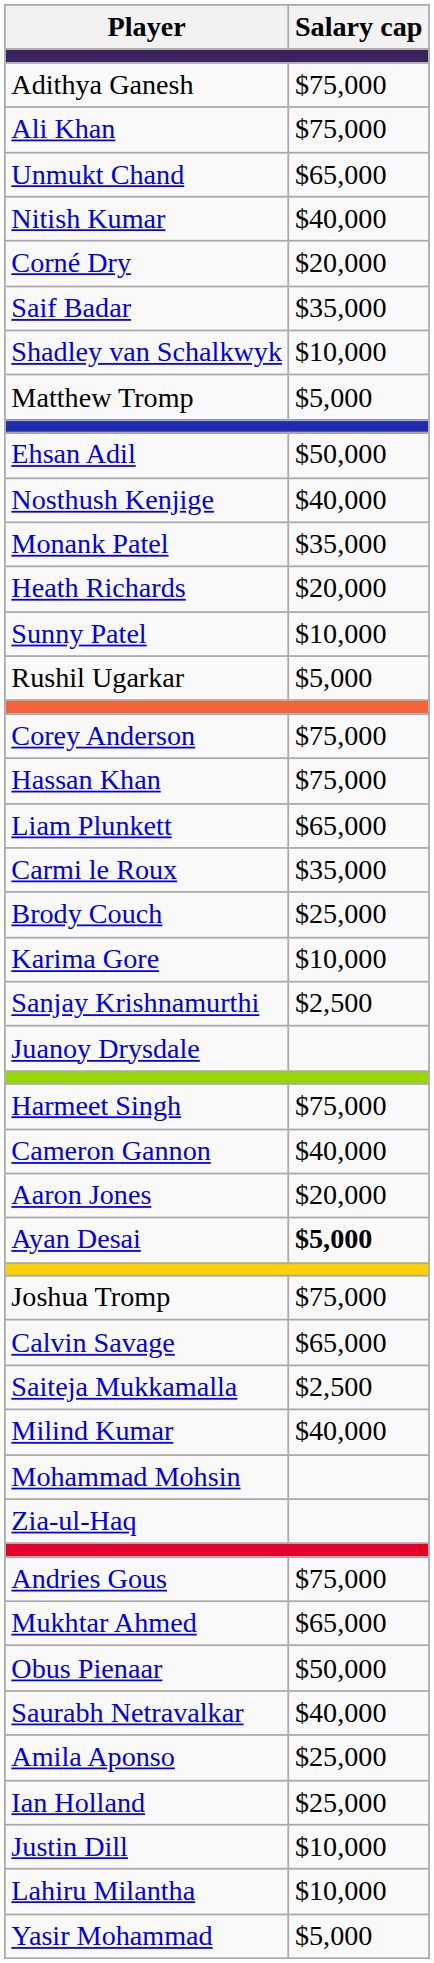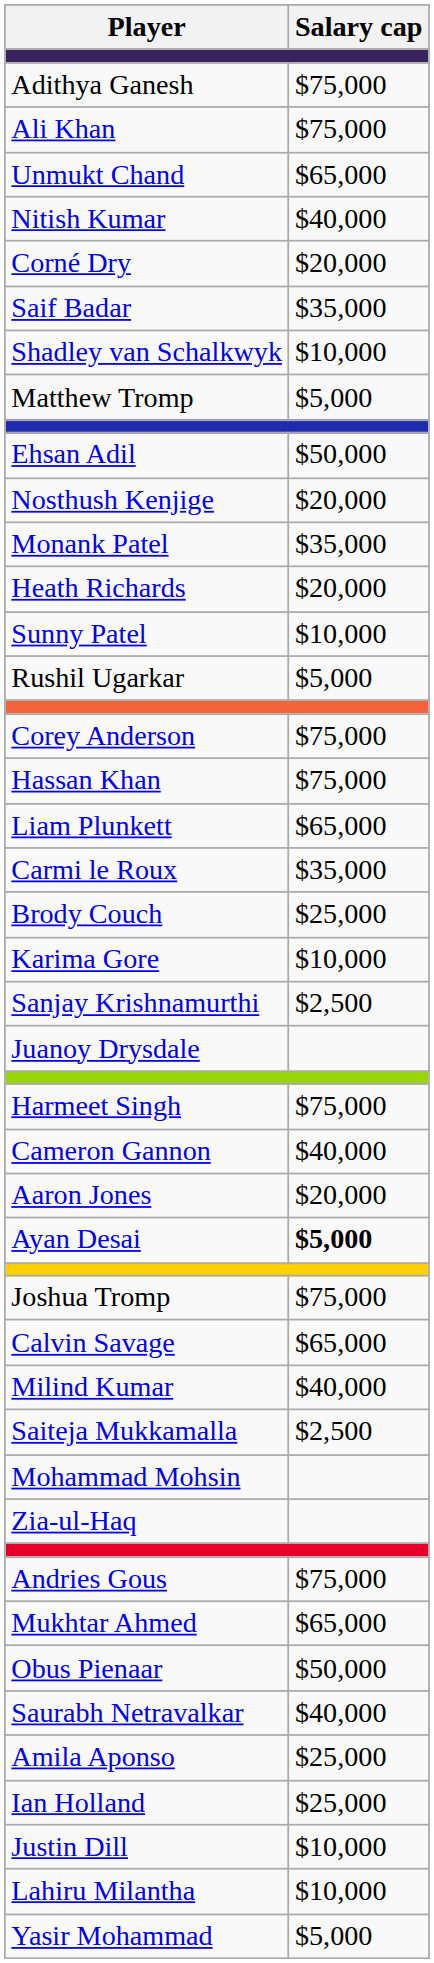(341, 499) $40,000 -> (341, 499) $20,000
rows swapped: (92, 1431) <-> (124, 1386)
